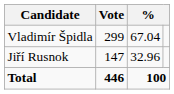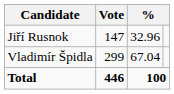rows swapped: (50, 36) <-> (38, 57)
